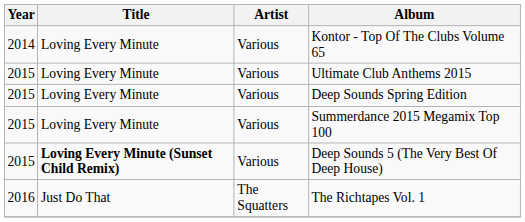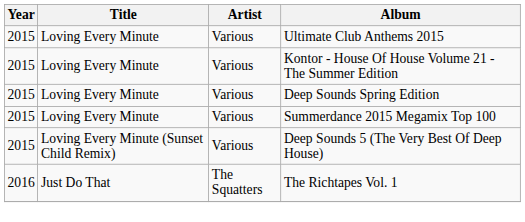- row: (408, 44)
+ row: (389, 66)
(127, 161) bold -> (122, 146) normal
